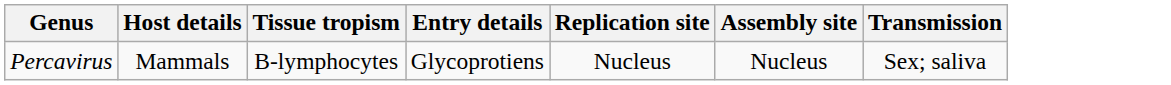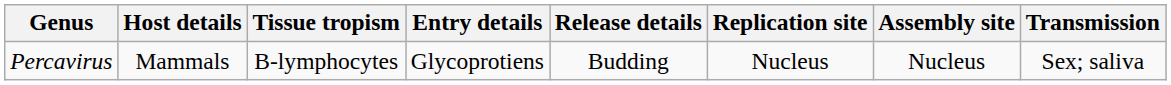+ column: (628, 23)
